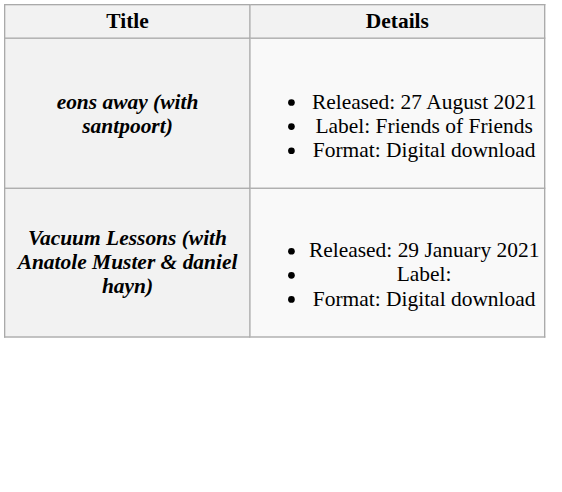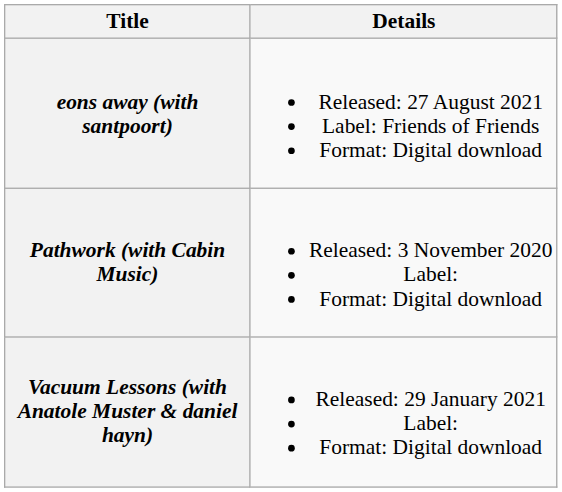+ row: (128, 262)
